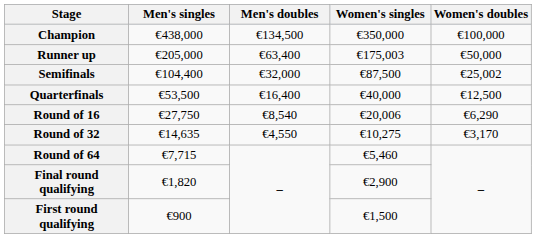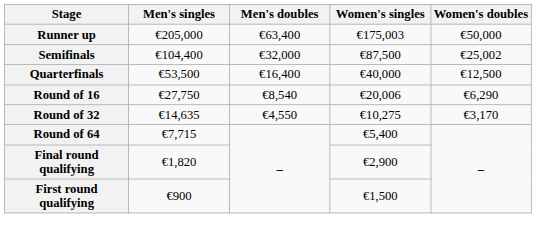- row: (67, 34)
(380, 154) €5,460 -> (380, 134) €5,400
